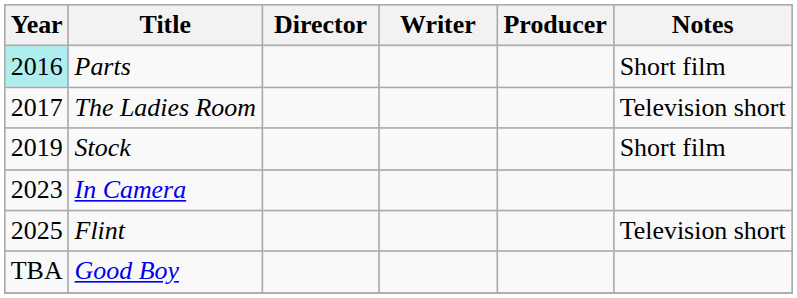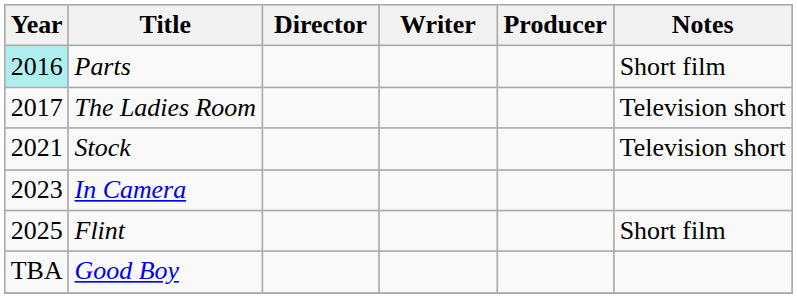(37, 148) 2019 -> (37, 148) 2021
(673, 148) Short film -> (703, 148) Television short
(703, 230) Television short -> (673, 230) Short film
